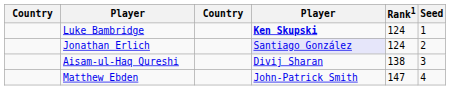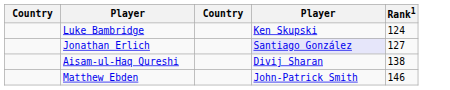- column: (432, 13)
(285, 30) bold -> (285, 30) normal
(396, 46) 124 -> (396, 46) 127
(396, 77) 147 -> (396, 77) 146
